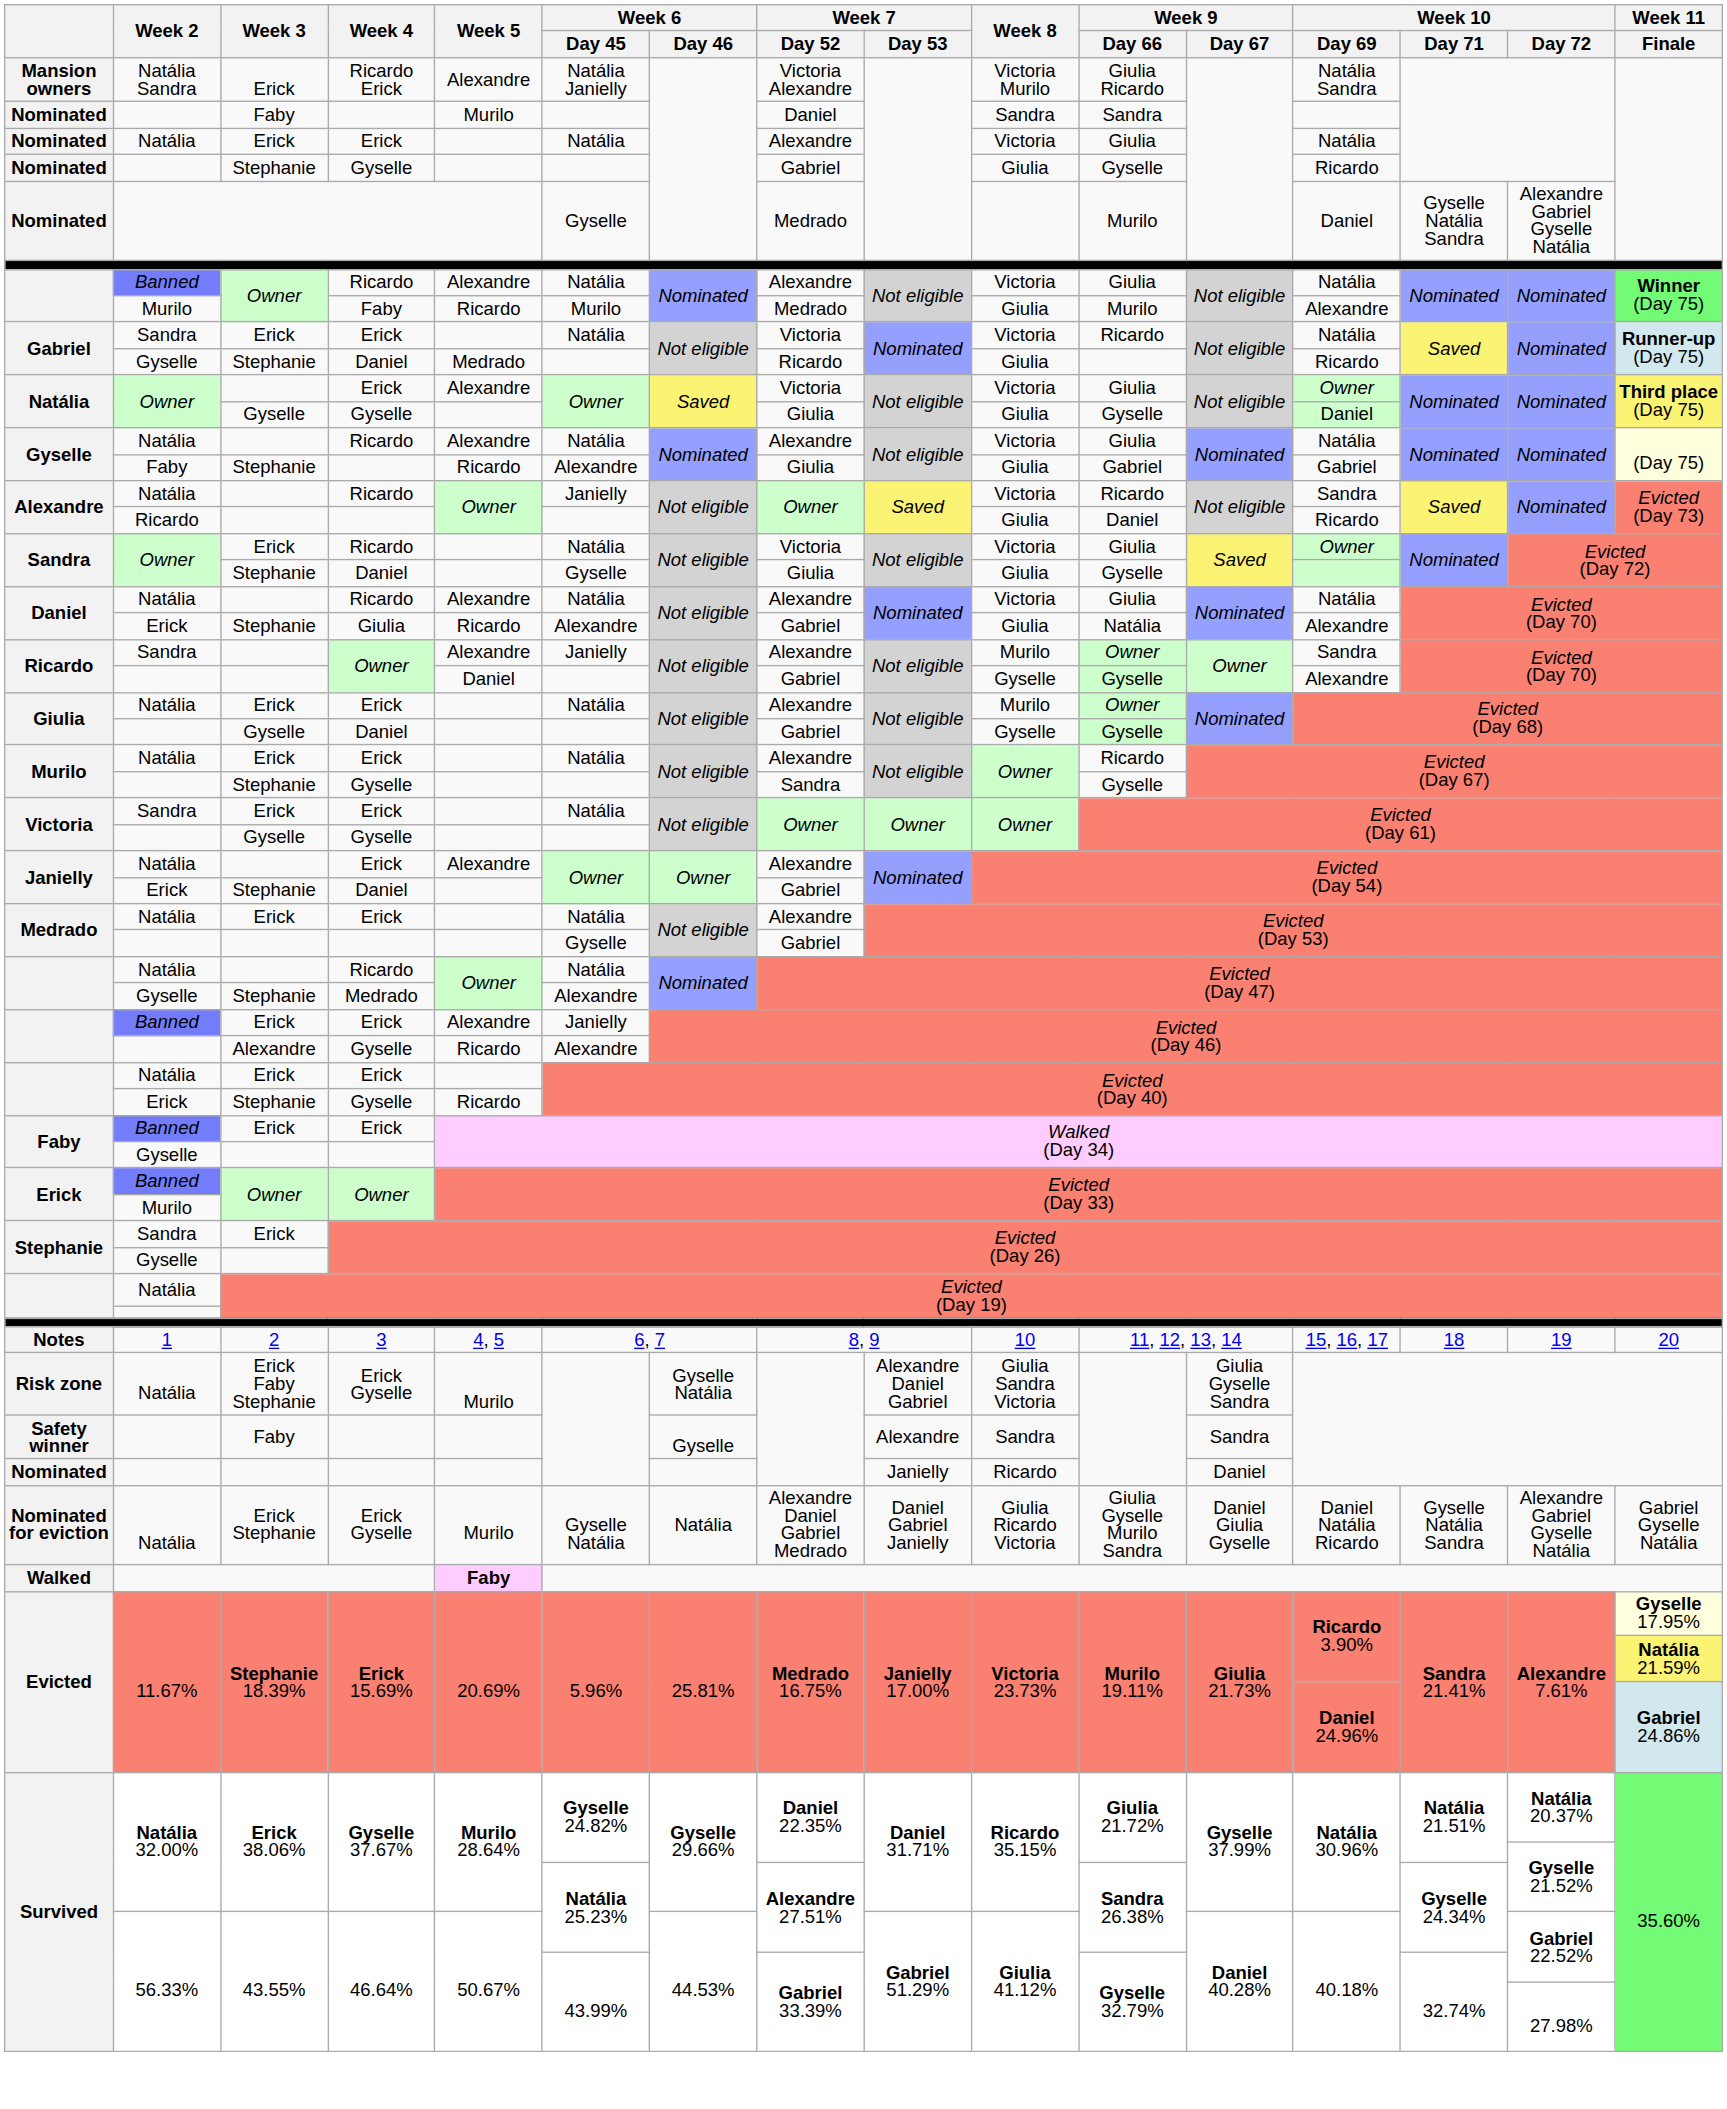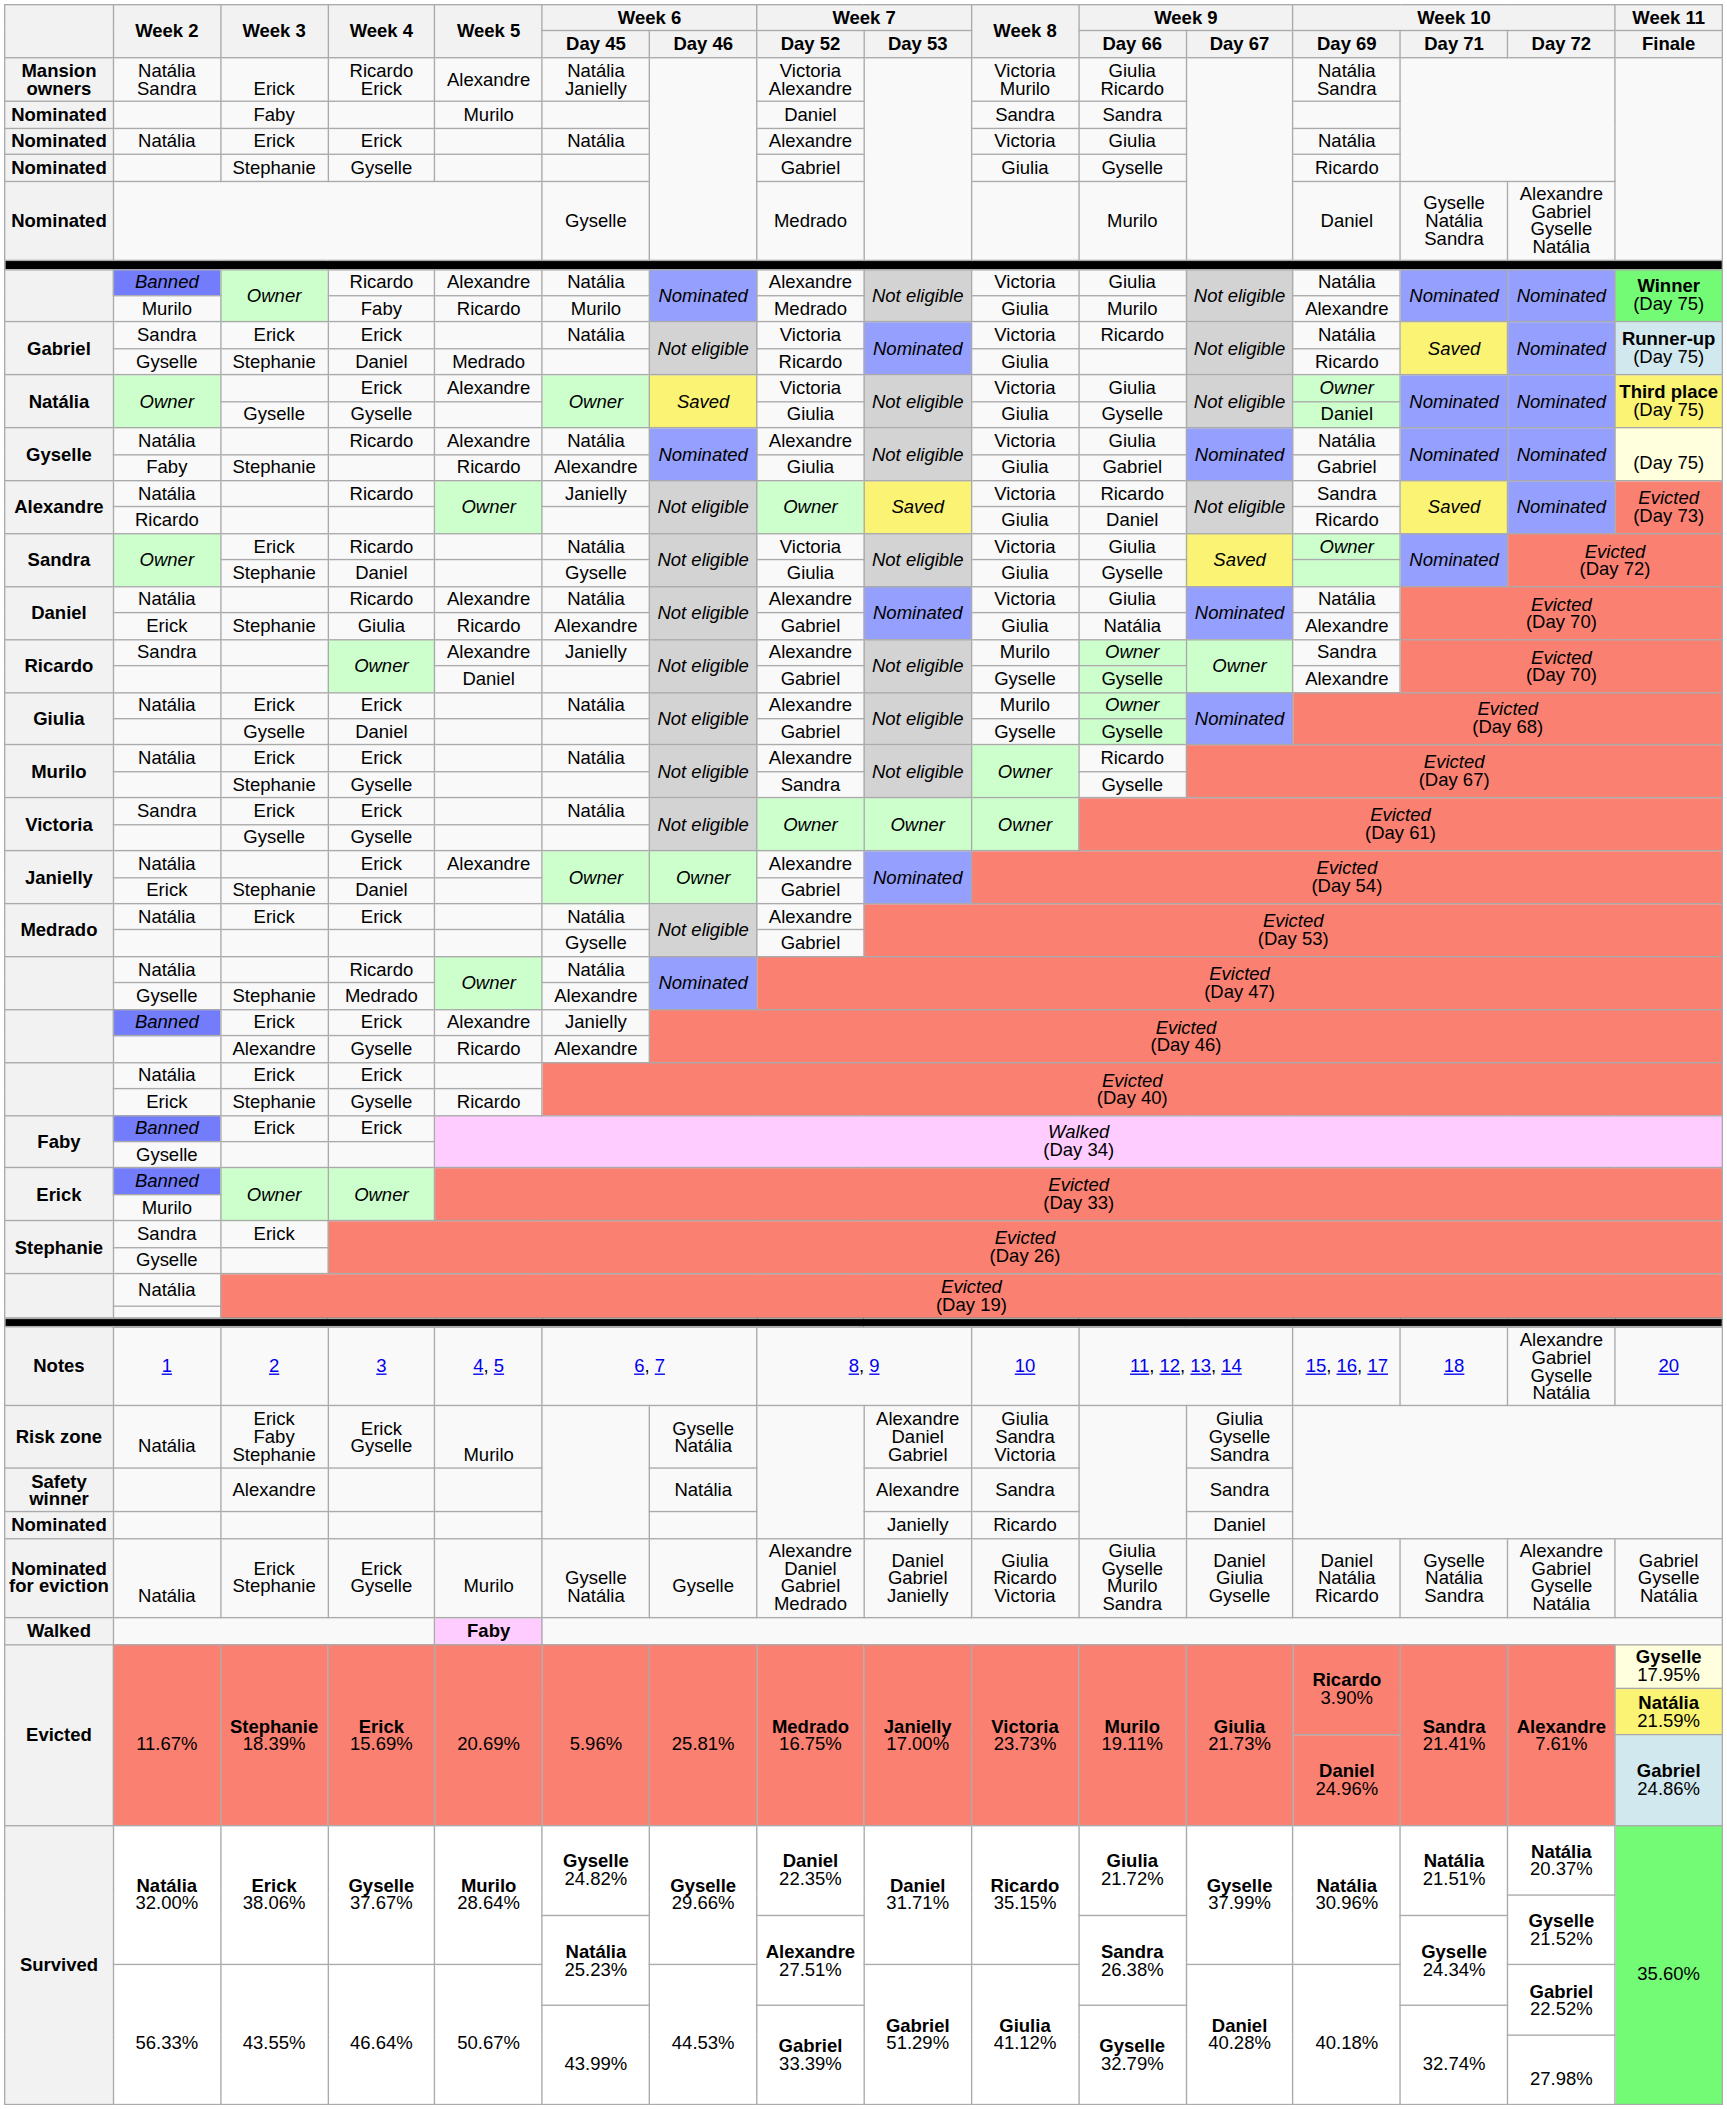(1561, 1339) 19 -> (1561, 1366) Alexandre Gabriel Gyselle Natália
(274, 1436) Faby -> (274, 1490) Alexandre
(703, 1445) Gyselle -> (703, 1490) Natália
(703, 1525) Natália -> (703, 1587) Gyselle
